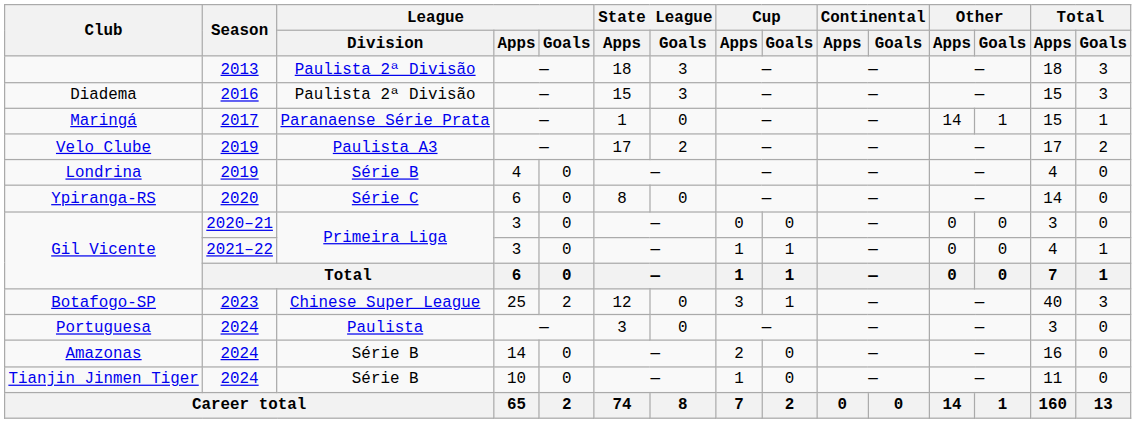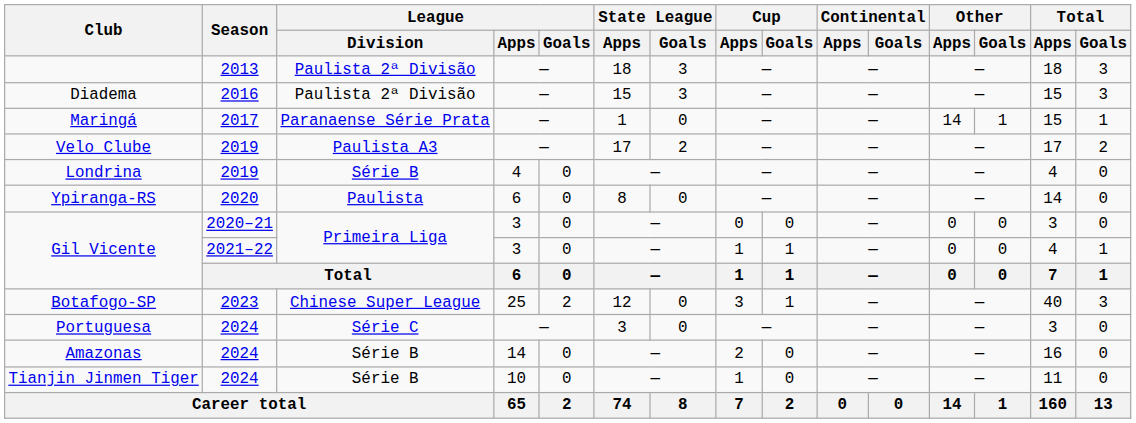(385, 198) Série C -> (385, 198) Paulista
(385, 328) Paulista -> (385, 328) Série C
